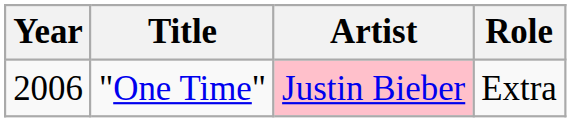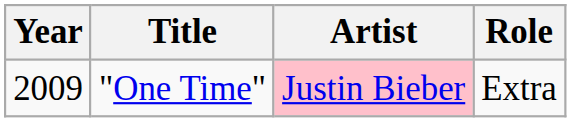(48, 87) 2006 -> (48, 87) 2009
